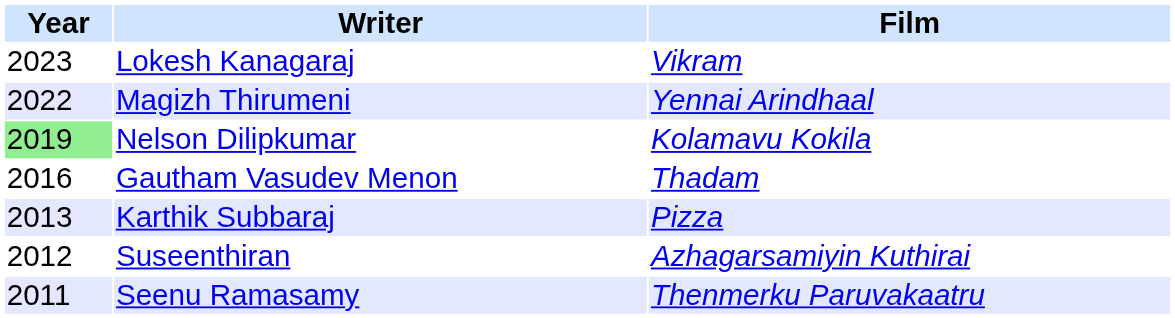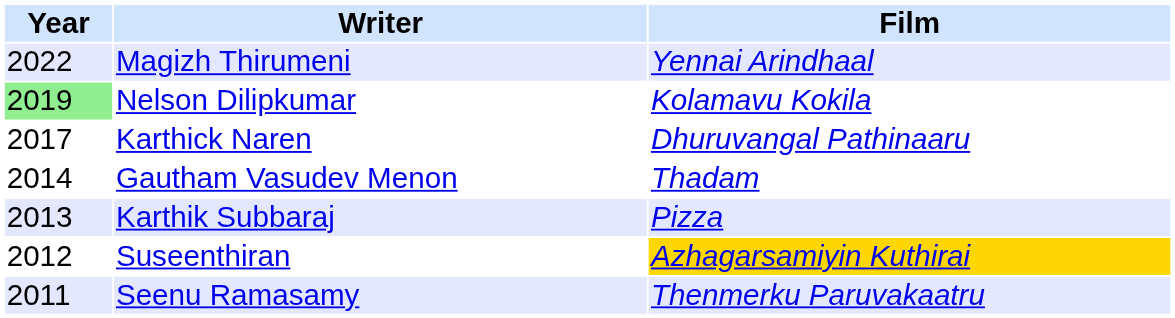- row: (235, 61)
+ row: (214, 139)
(40, 178) 2016 -> (40, 178) 2014
(811, 256) no background -> (811, 256) gold background
